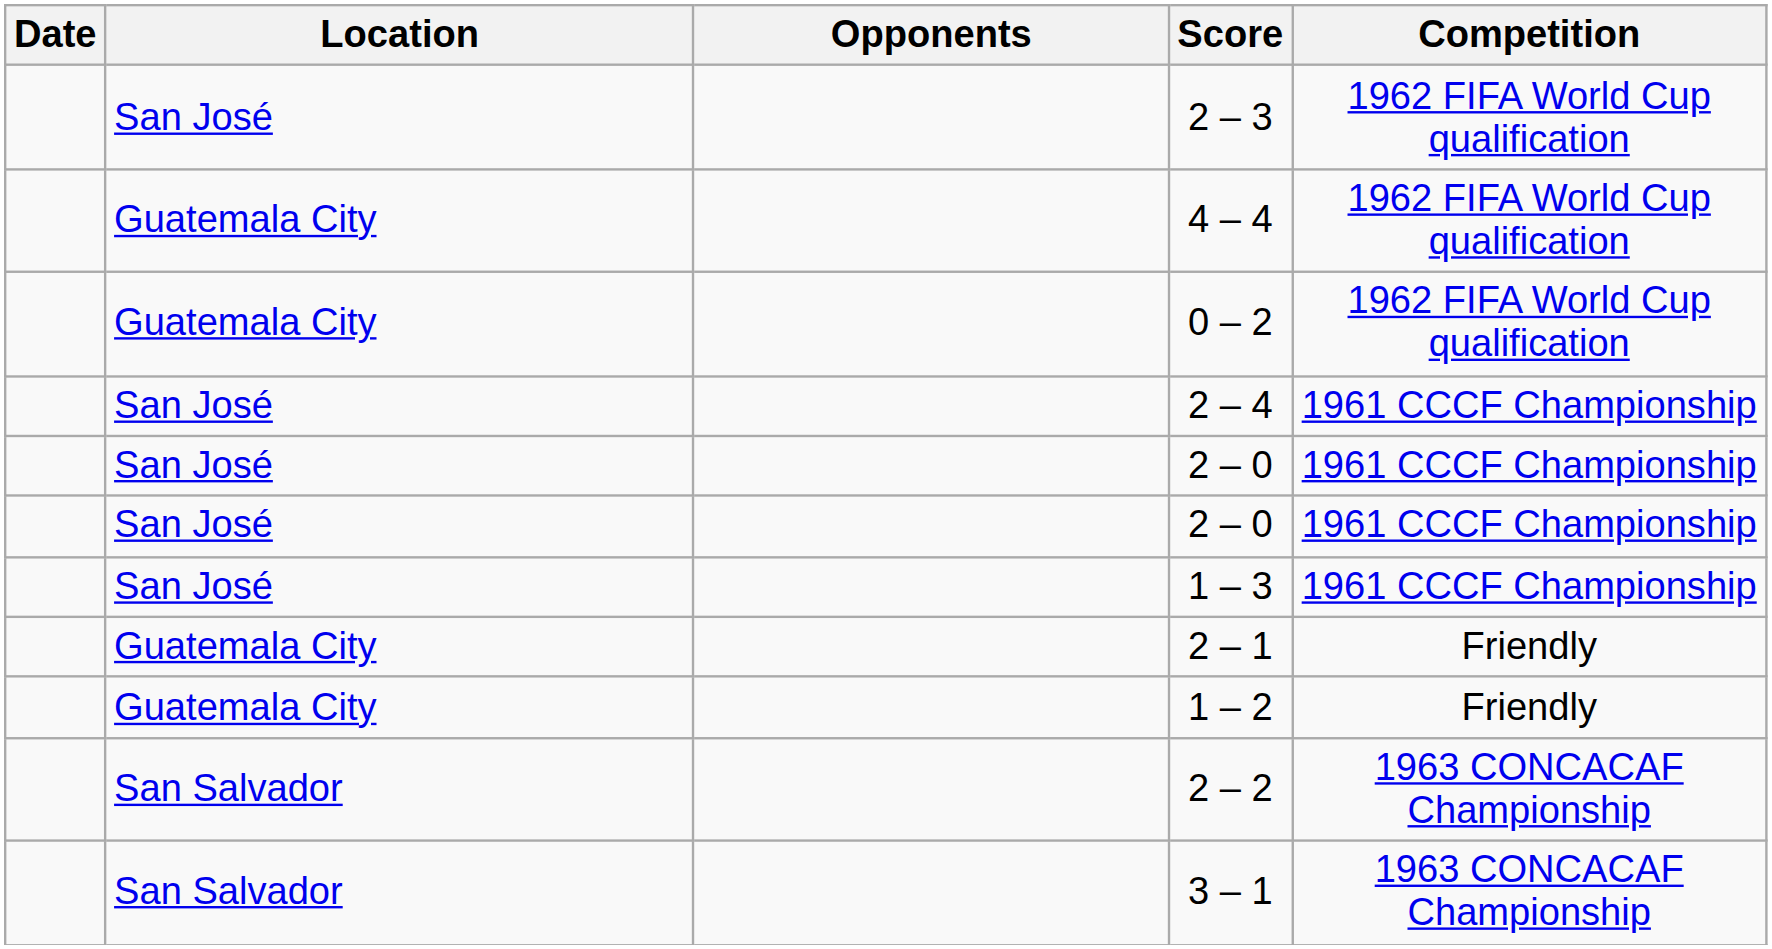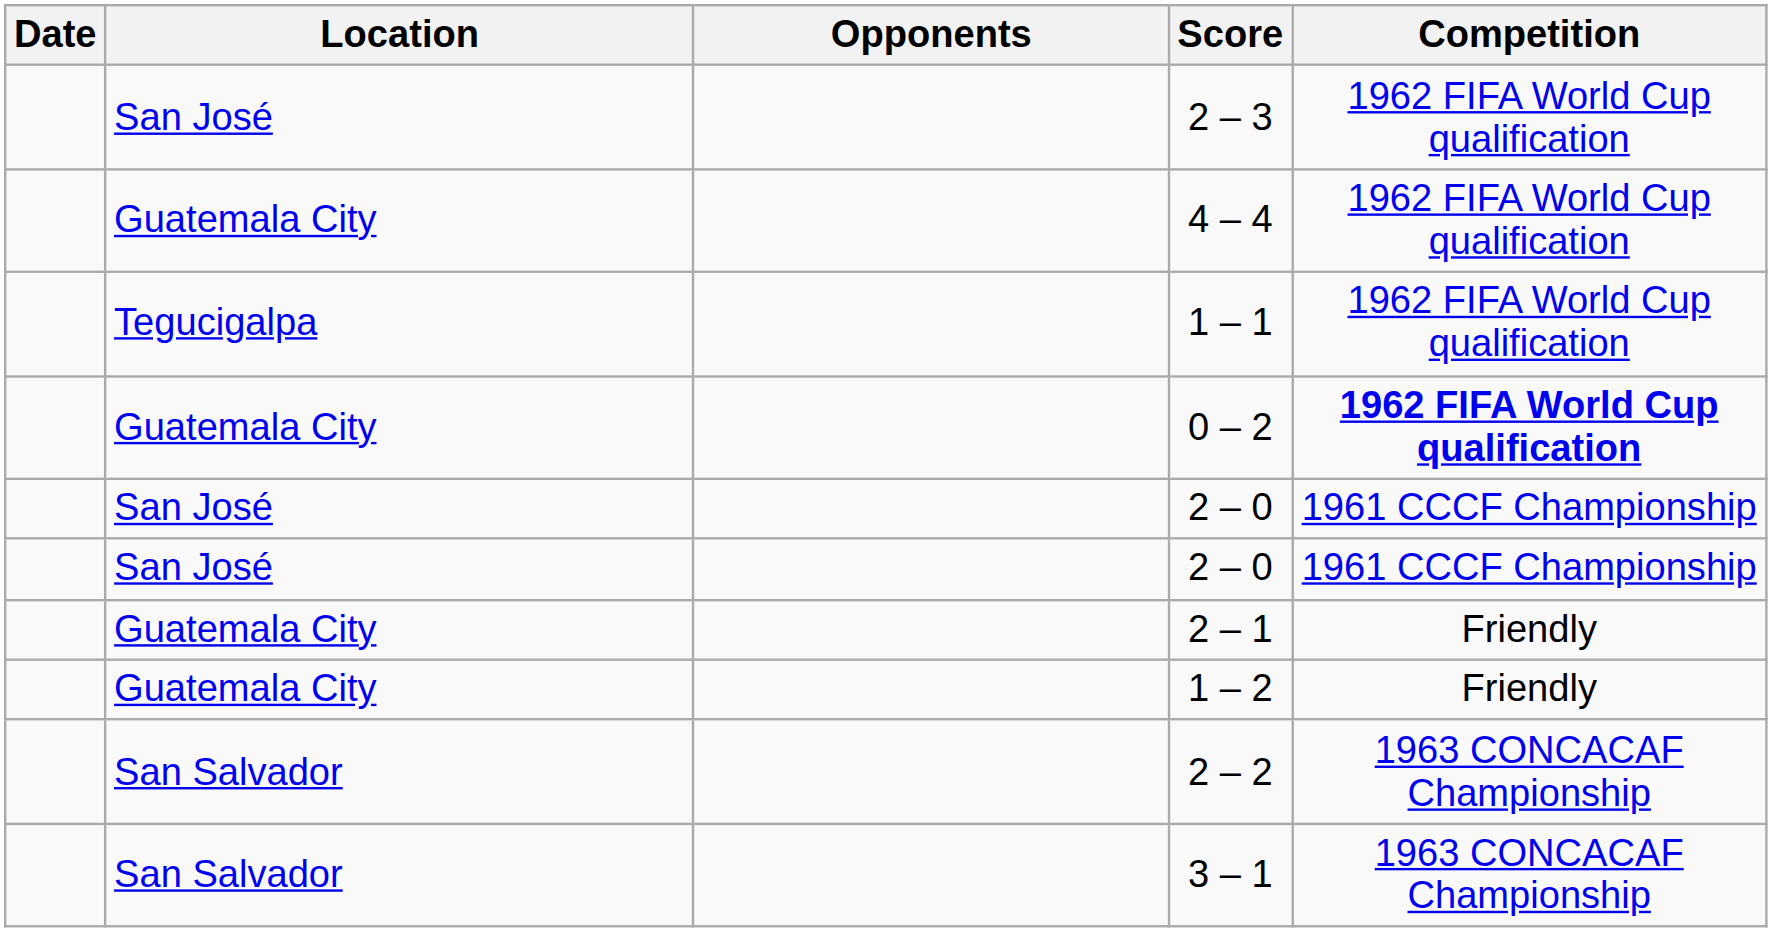+ row: (216, 322)
(1529, 322) normal -> (1529, 426) bold
- row: (193, 404)
- row: (193, 585)
